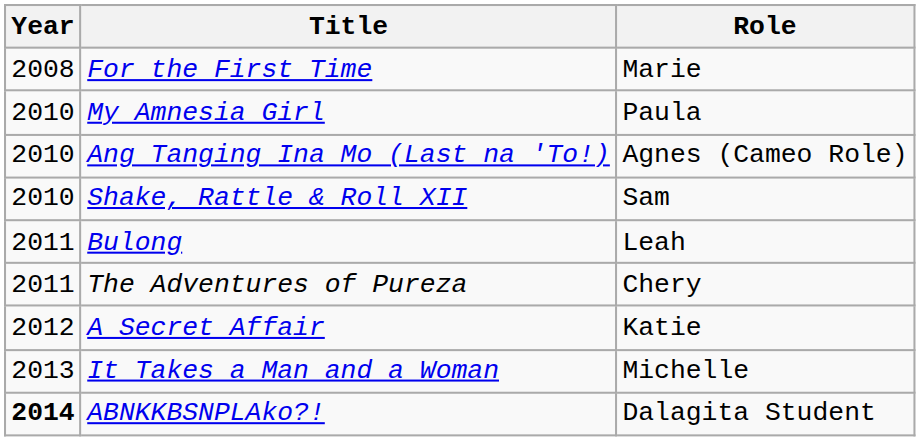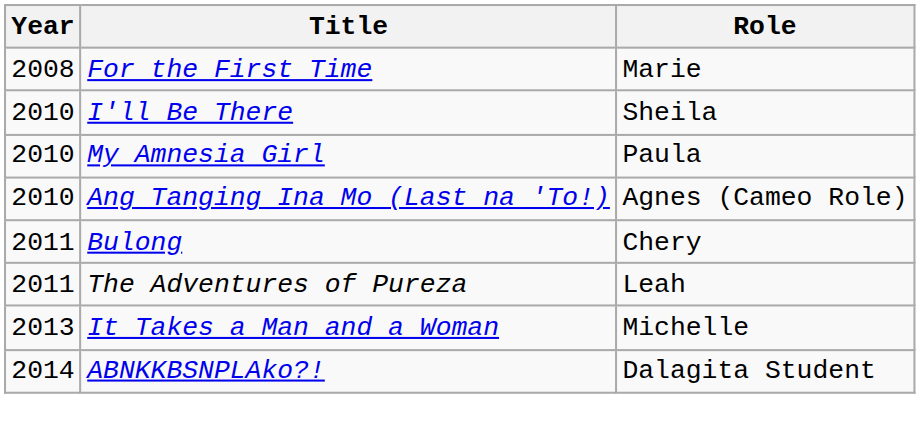+ row: (190, 113)
- row: (277, 199)
(654, 242) Leah -> (662, 242) Chery
(662, 285) Chery -> (654, 285) Leah
- row: (206, 328)
(43, 414) bold -> (43, 371) normal
